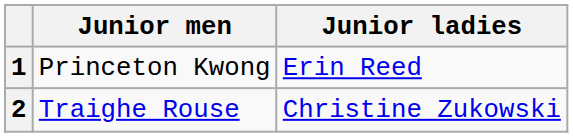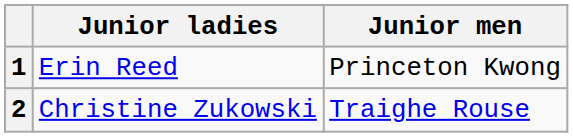columns swapped: (155, 26) <-> (422, 26)
